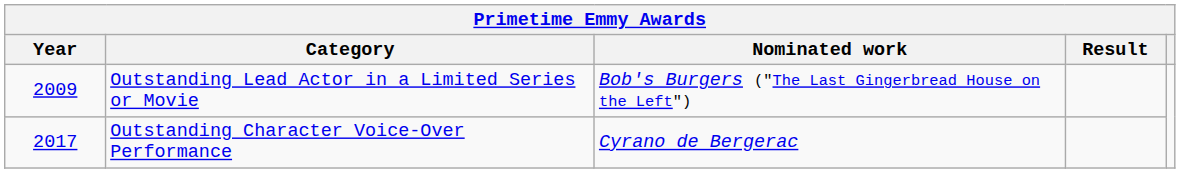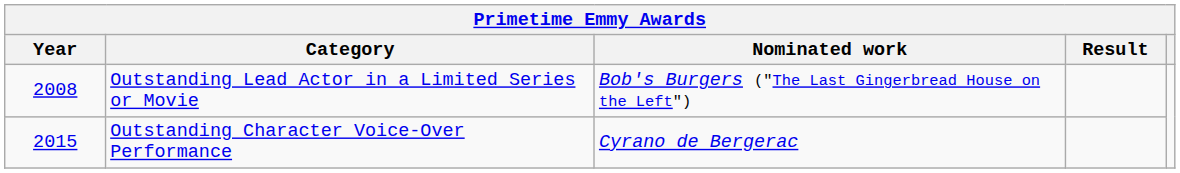(55, 91) 2009 -> (55, 91) 2008
(55, 142) 2017 -> (55, 142) 2015
